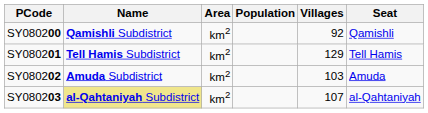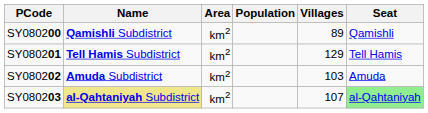(337, 33) 92 -> (337, 33) 89
(385, 97) no background -> (385, 97) lightgreen background
